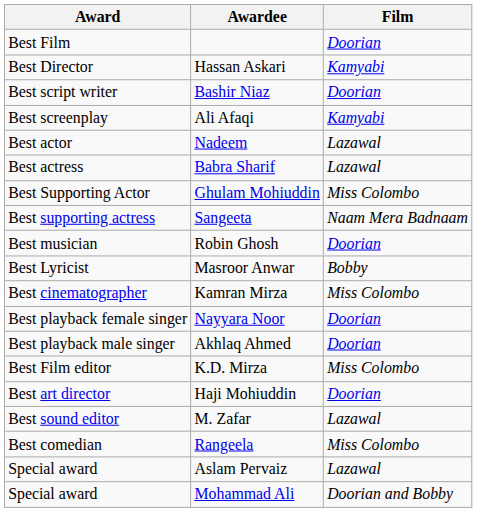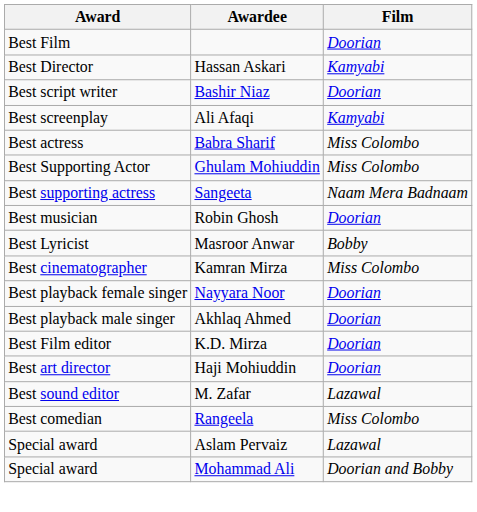- row: (221, 142)
(354, 167) Lazawal -> (373, 142) Miss Colombo
(373, 368) Miss Colombo -> (354, 343) Doorian
